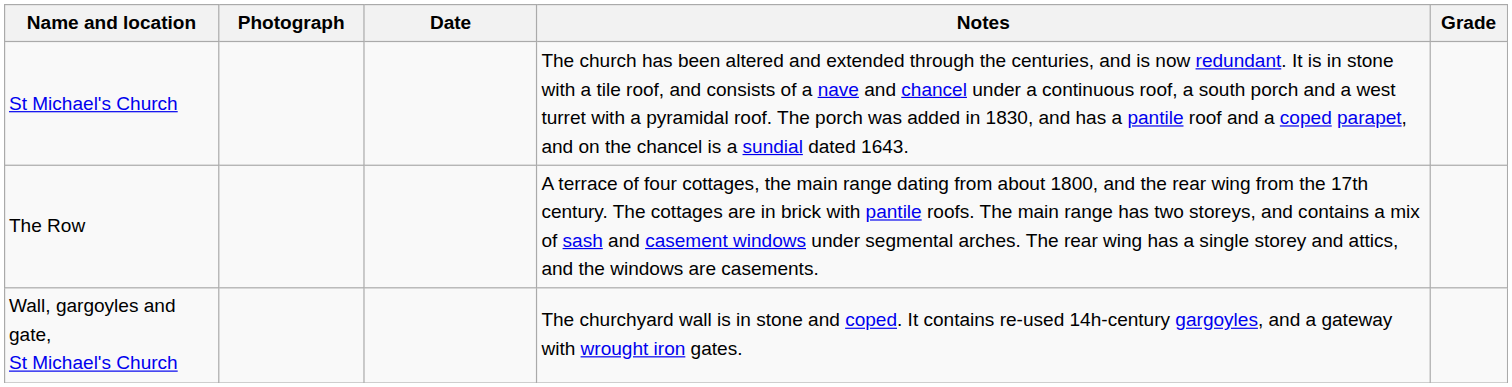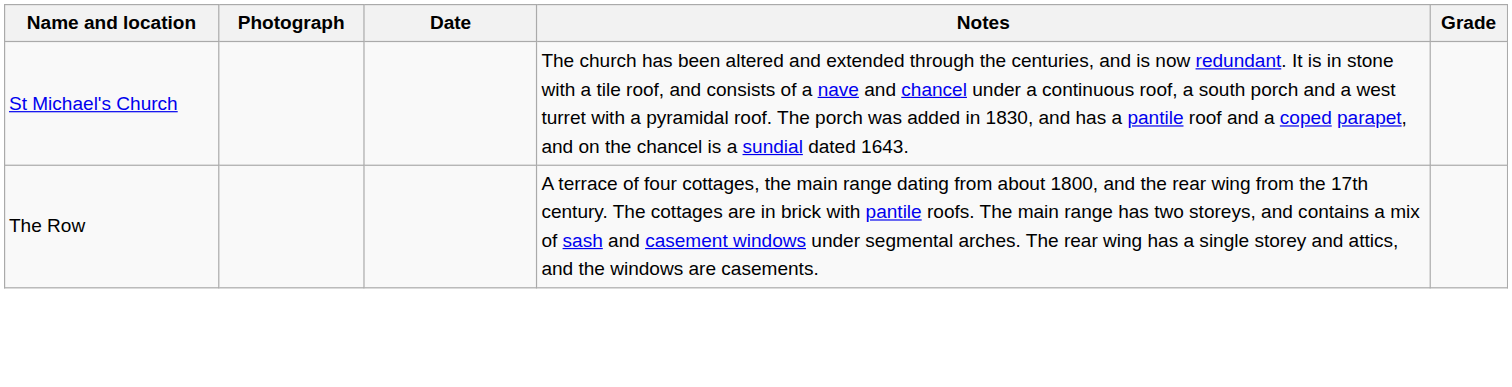- row: (93, 335)
